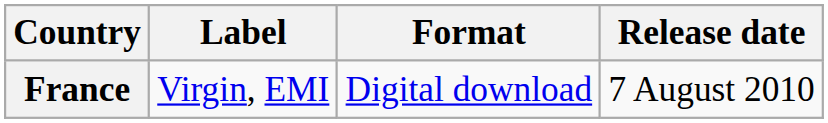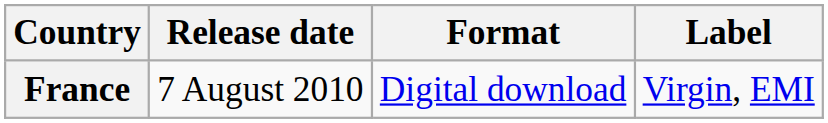columns swapped: (712, 32) <-> (243, 32)
